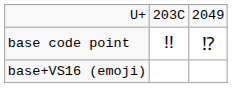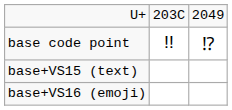+ row: (73, 71)
